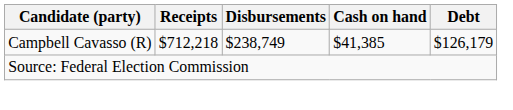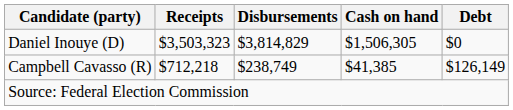+ row: (66, 42)
(464, 42) $126,179 -> (475, 67) $126,149
